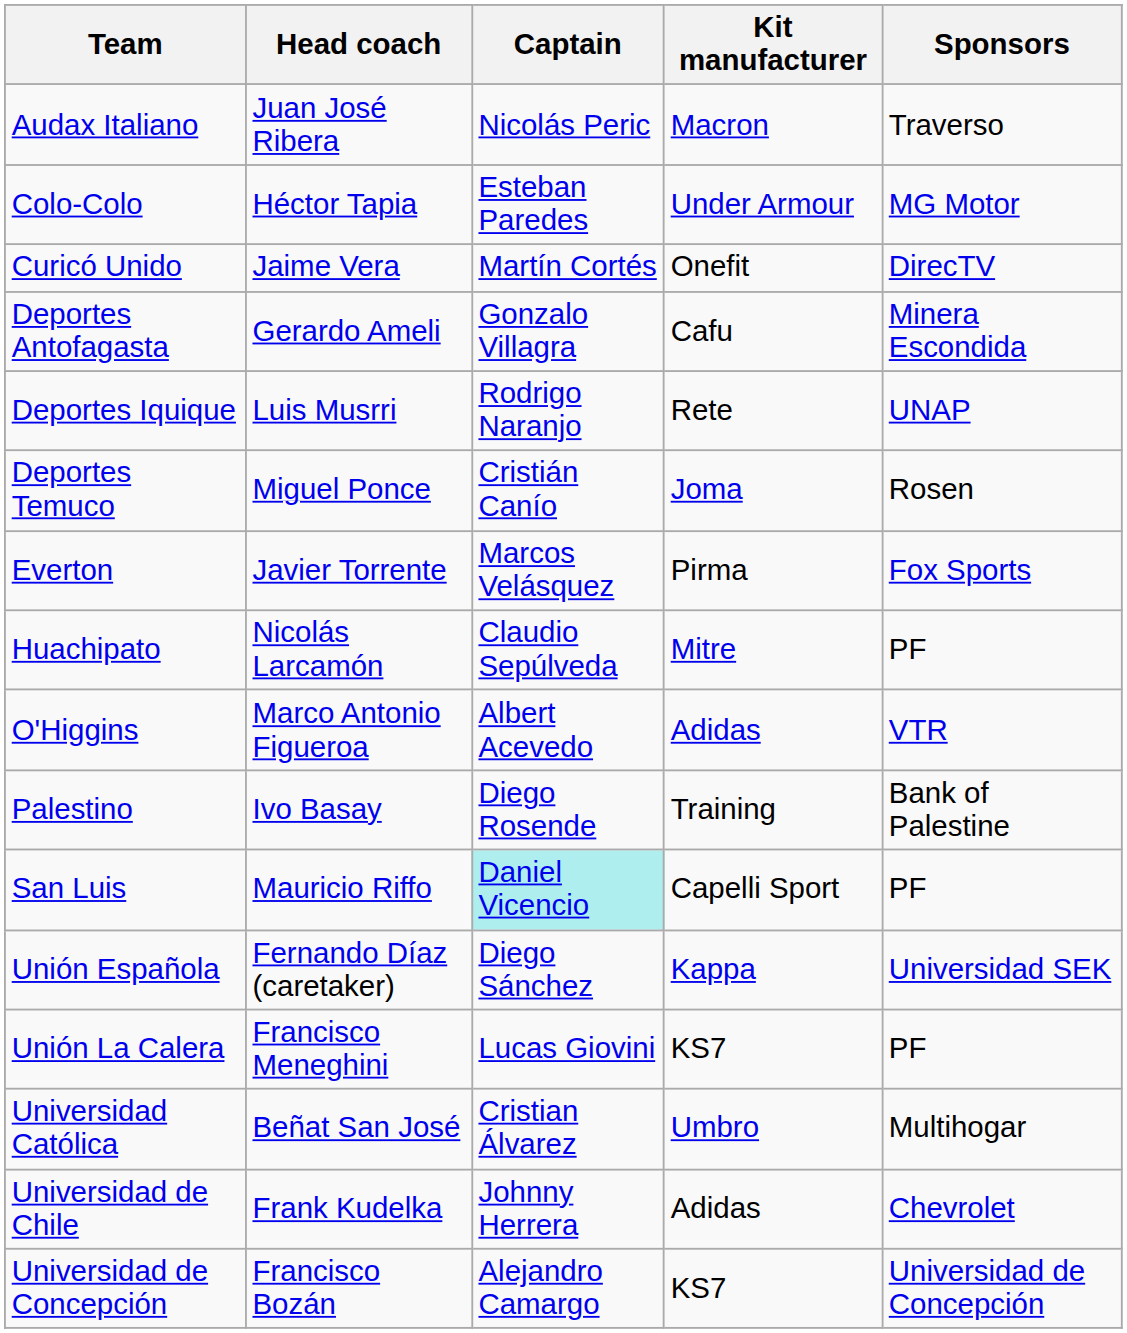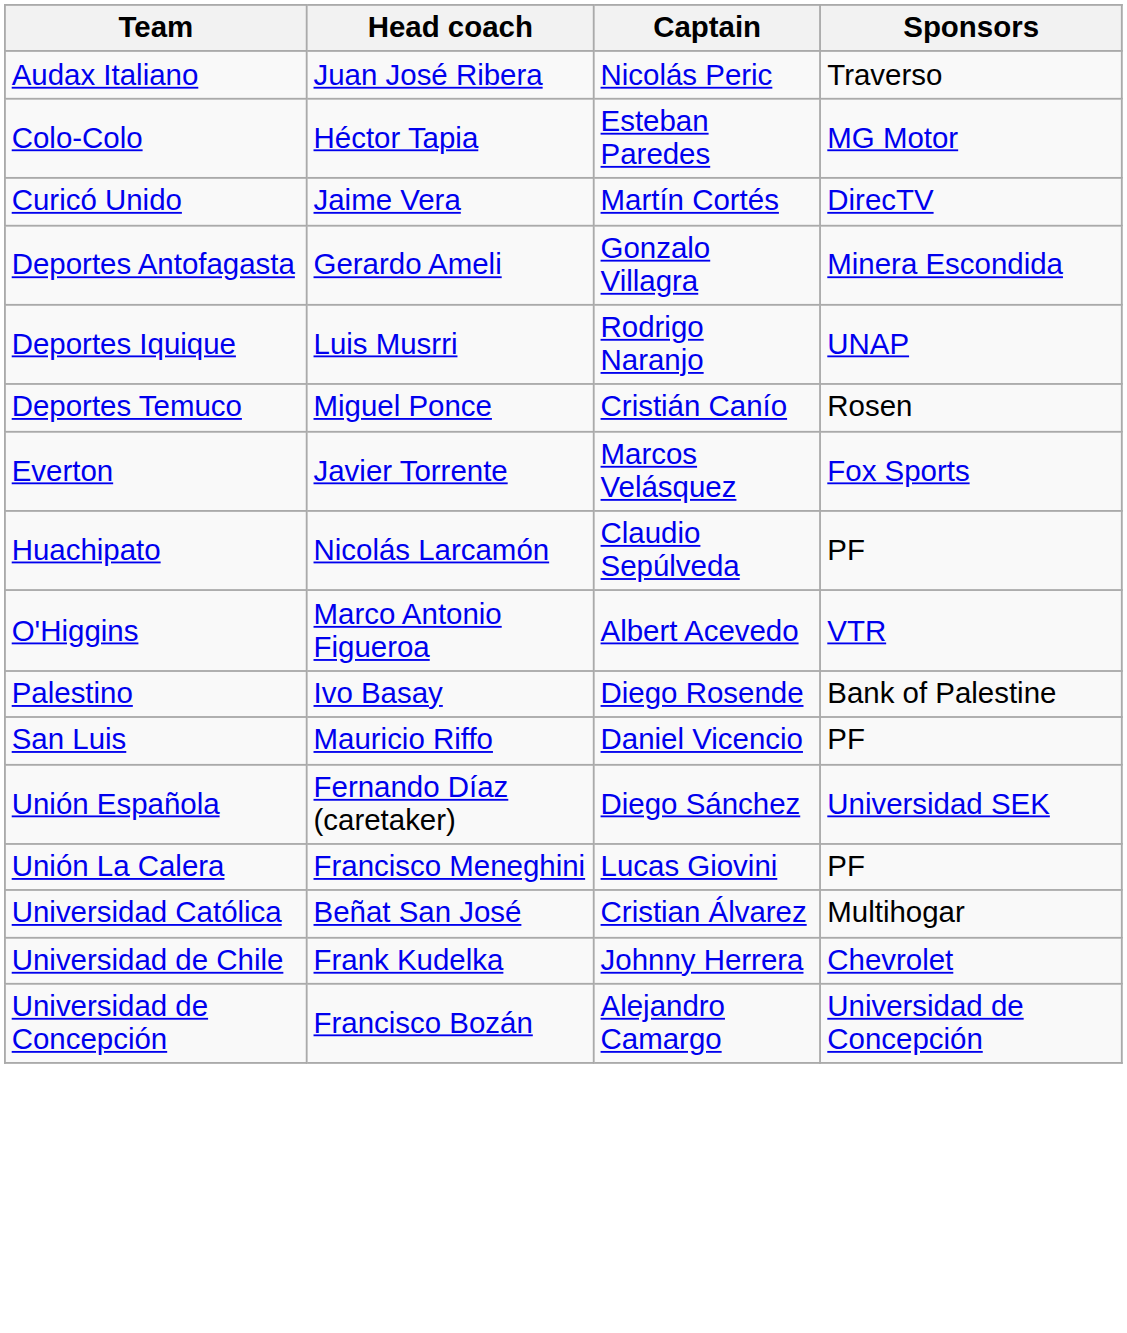- column: (773, 44)
(534, 889) paleturquoise background -> (702, 740) no background
